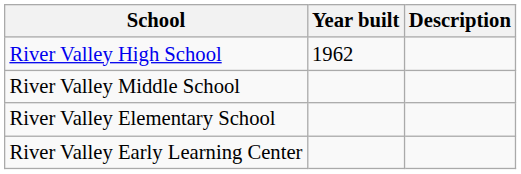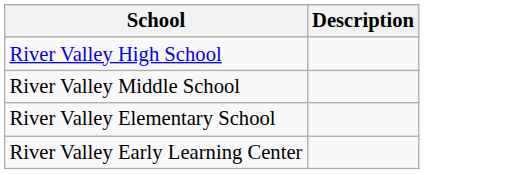- column: (356, 20)
